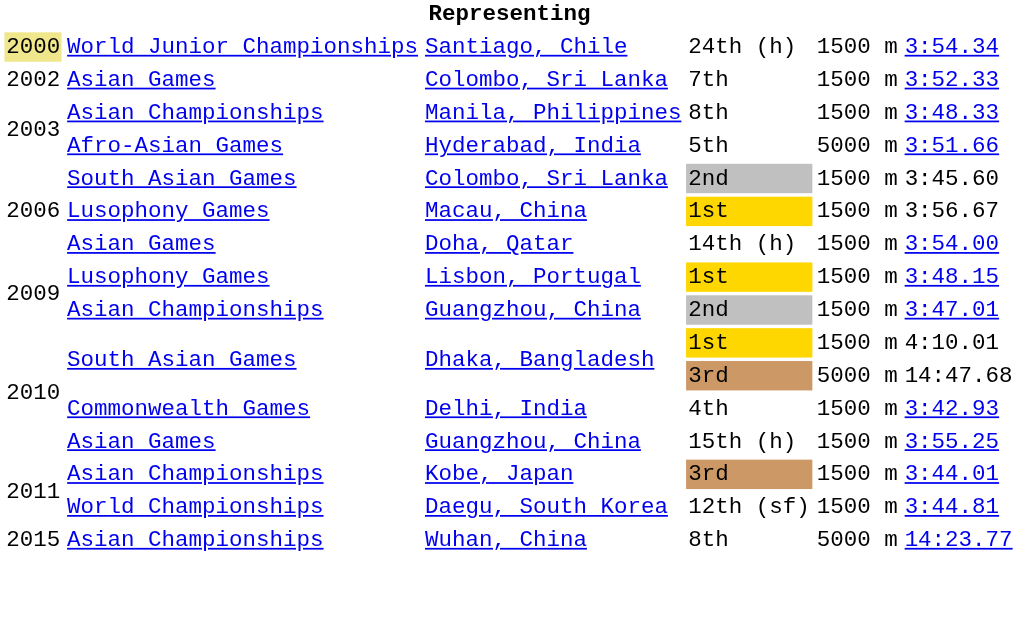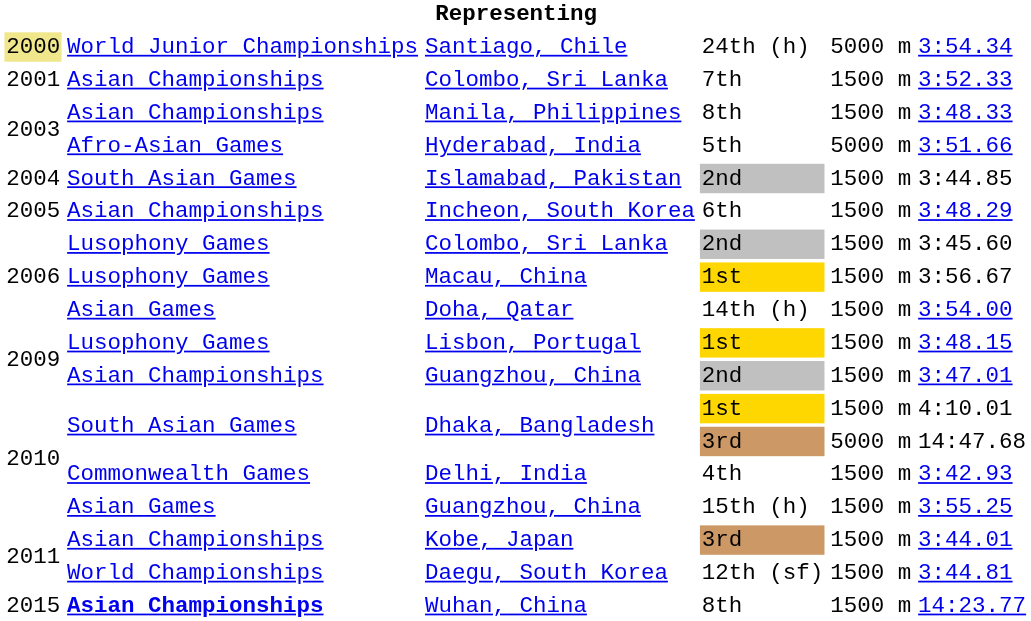(857, 47) 1500 m -> (871, 47) 5000 m
(33, 80) 2002 -> (33, 80) 2001
(141, 80) Asian Games -> (195, 80) Asian Championships
+ row: (553, 179)
+ row: (560, 211)
(182, 179) South Asian Games -> (168, 244) Lusophony Games
(195, 540) normal -> (195, 606) bold
(857, 540) 5000 m -> (871, 606) 1500 m
